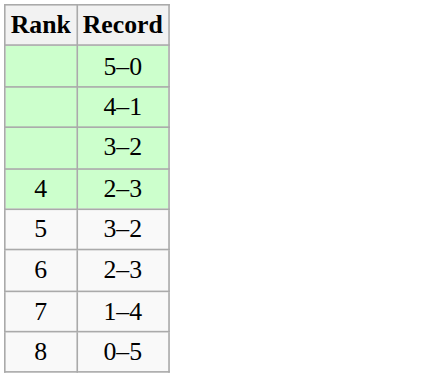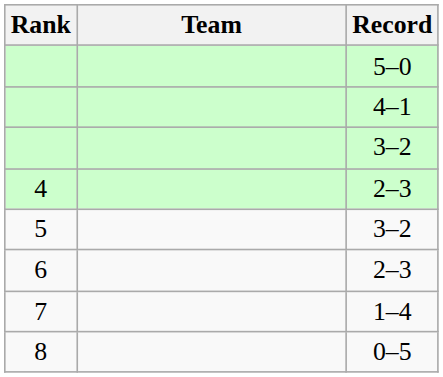+ column: (212, 24)
